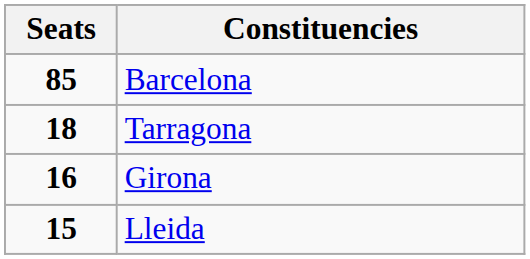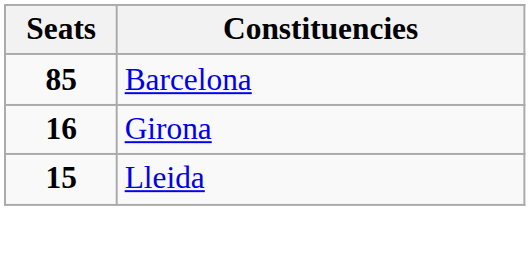- row: (188, 128)
